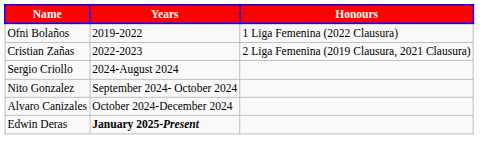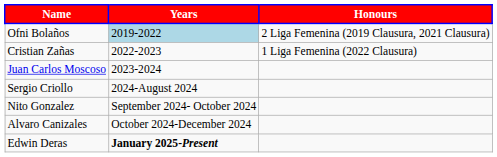(117, 33) no background -> (136, 33) lightblue background
(320, 33) 1 Liga Femenina (2022 Clausura) -> (376, 33) 2 Liga Femenina (2019 Clausura, 2021 Clausura)
(357, 51) 2 Liga Femenina (2019 Clausura, 2021 Clausura) -> (339, 51) 1 Liga Femenina (2022 Clausura)
+ row: (57, 69)
